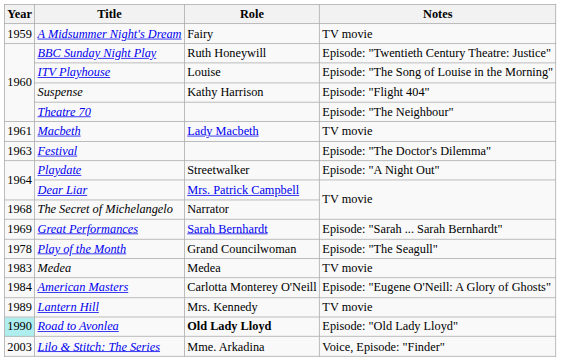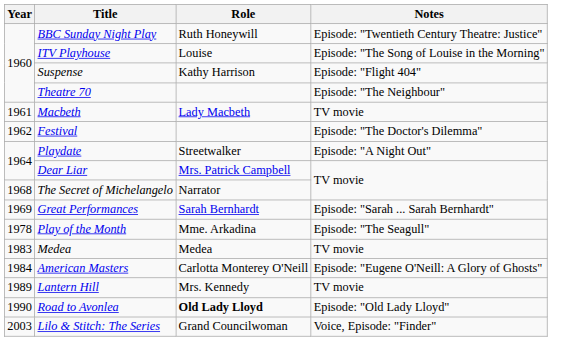- row: (110, 33)
(20, 151) 1963 -> (20, 131) 1962
(242, 248) Grand Councilwoman -> (217, 229) Mme. Arkadina
(20, 326) paleturquoise background -> (20, 307) no background
(226, 346) Mme. Arkadina -> (233, 326) Grand Councilwoman
